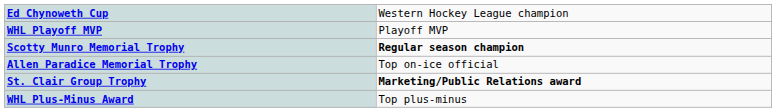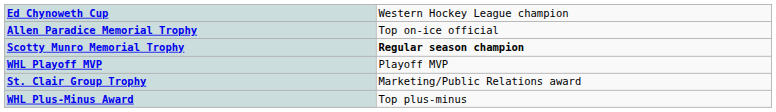rows swapped: (54, 30) <-> (102, 64)
(480, 82) bold -> (480, 82) normal
